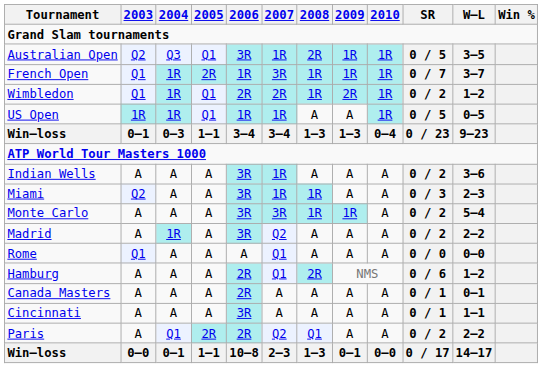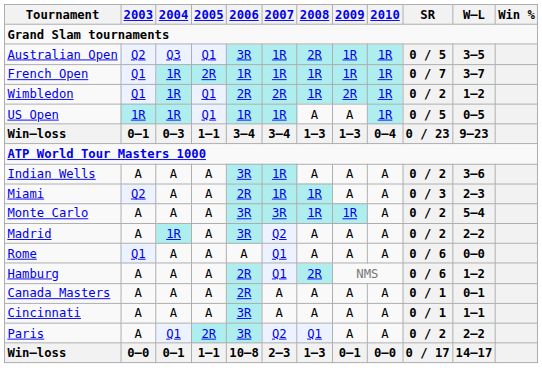(279, 74) 3R -> (279, 74) 1R
(244, 194) 3R -> (244, 194) 2R
(428, 253) 0 / 0 -> (428, 253) 0 / 6
(244, 333) 2R -> (244, 333) 3R
